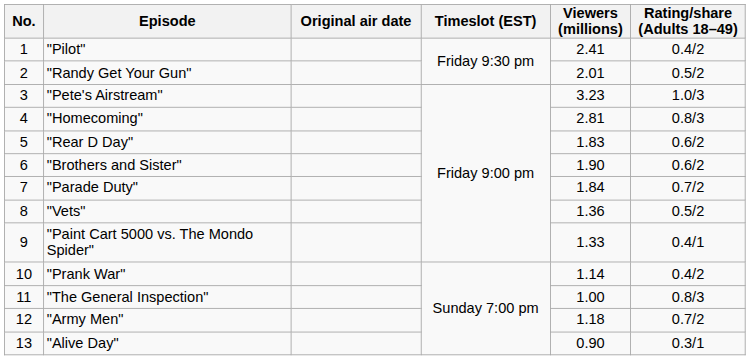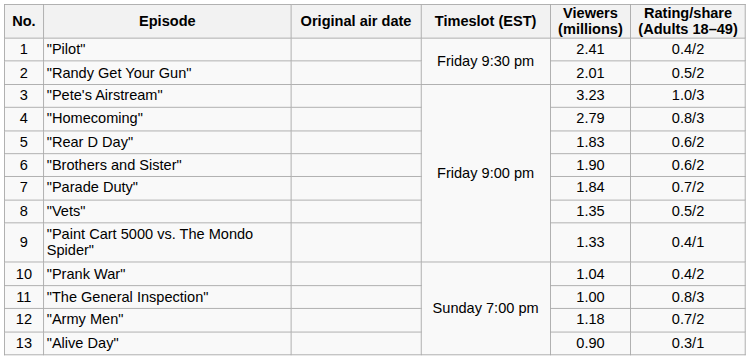(590, 118) 2.81 -> (590, 118) 2.79
(590, 211) 1.36 -> (590, 211) 1.35
(590, 273) 1.14 -> (590, 273) 1.04
